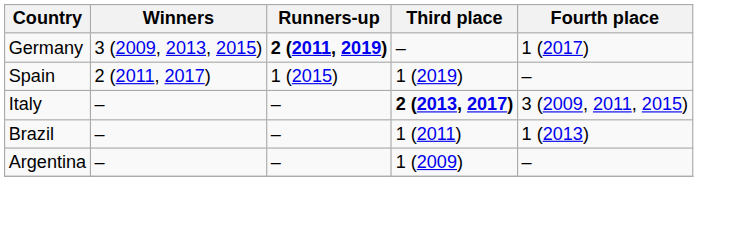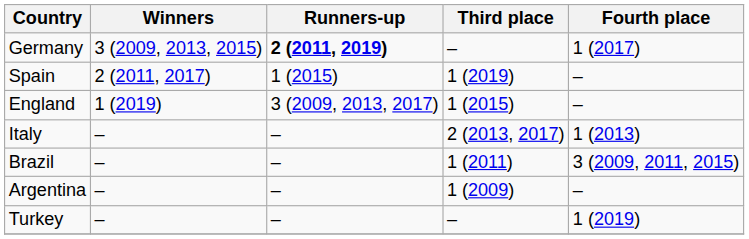+ row: (42, 104)
(454, 104) bold -> (506, 133) normal
(605, 104) 3 (2009, 2011, 2015) -> (607, 133) 1 (2013)
(555, 133) 1 (2013) -> (656, 162) 3 (2009, 2011, 2015)
+ row: (36, 219)
